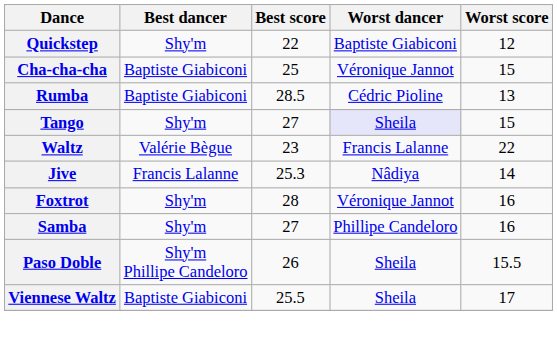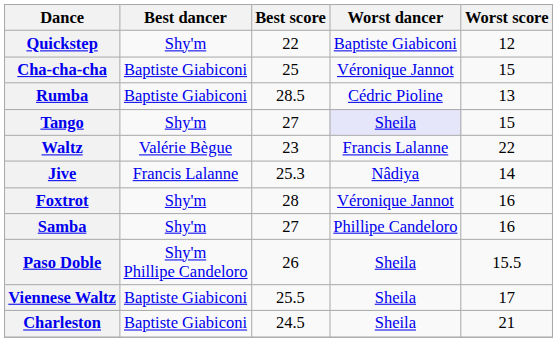+ row: (62, 323)
